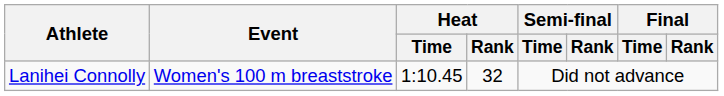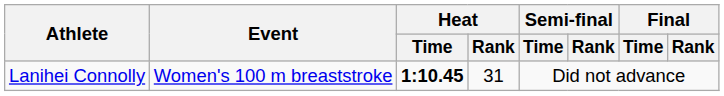(432, 76) normal -> (432, 76) bold
(492, 76) 32 -> (493, 76) 31
